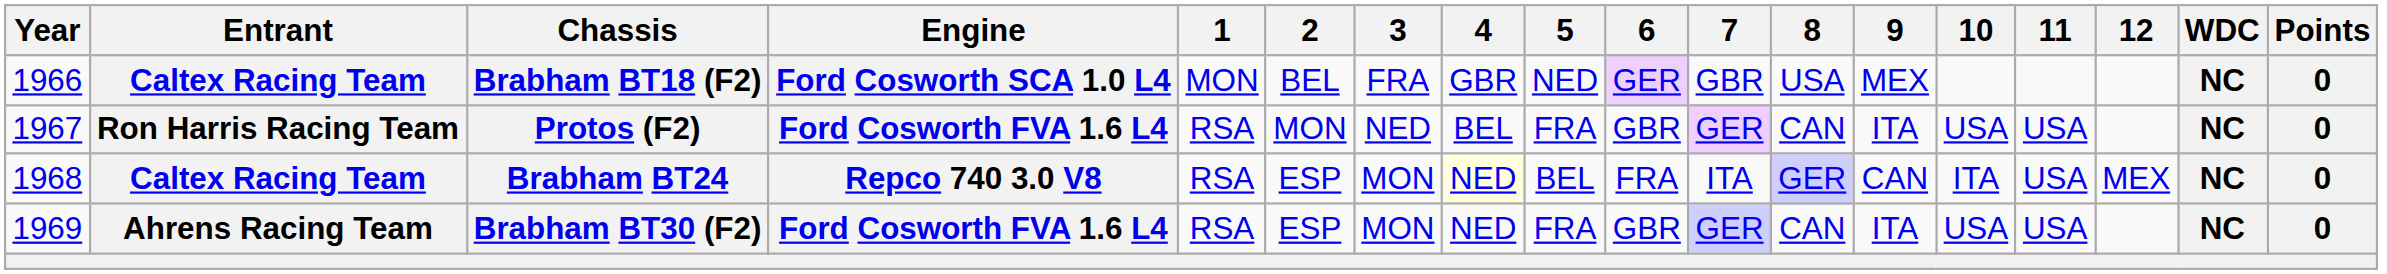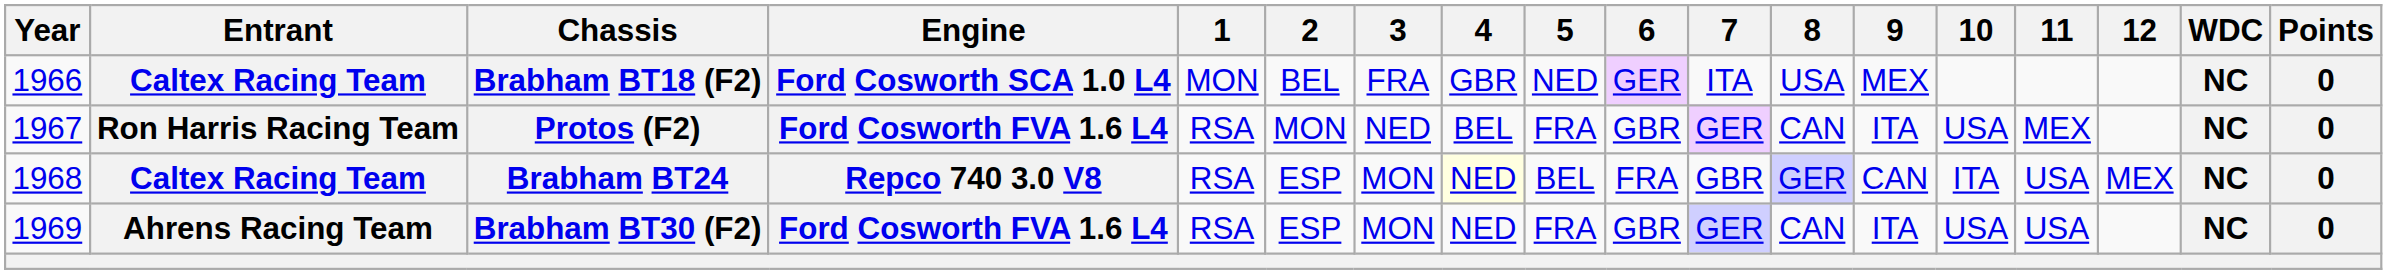(1730, 80) GBR -> (1730, 80) ITA
(2055, 129) USA -> (2057, 129) MEX
(1730, 179) ITA -> (1730, 179) GBR
